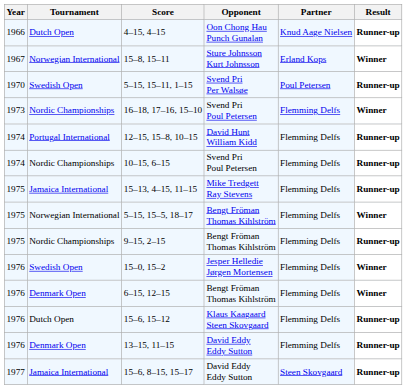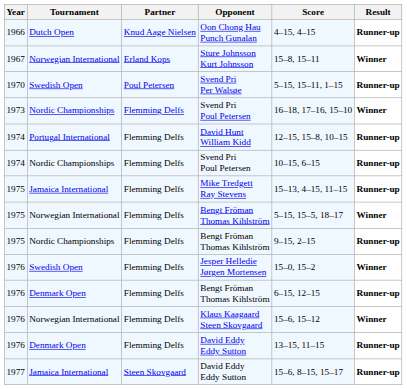columns swapped: (316, 12) <-> (163, 12)
(372, 293) Winner -> (378, 293) Runner-up
(52, 320) Dutch Open -> (74, 320) Norwegian International
(378, 320) Runner-up -> (372, 320) Winner
